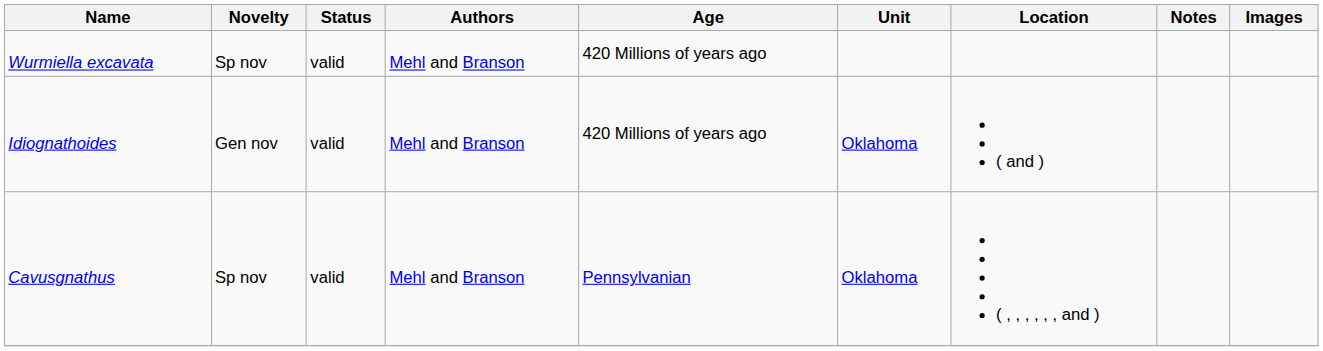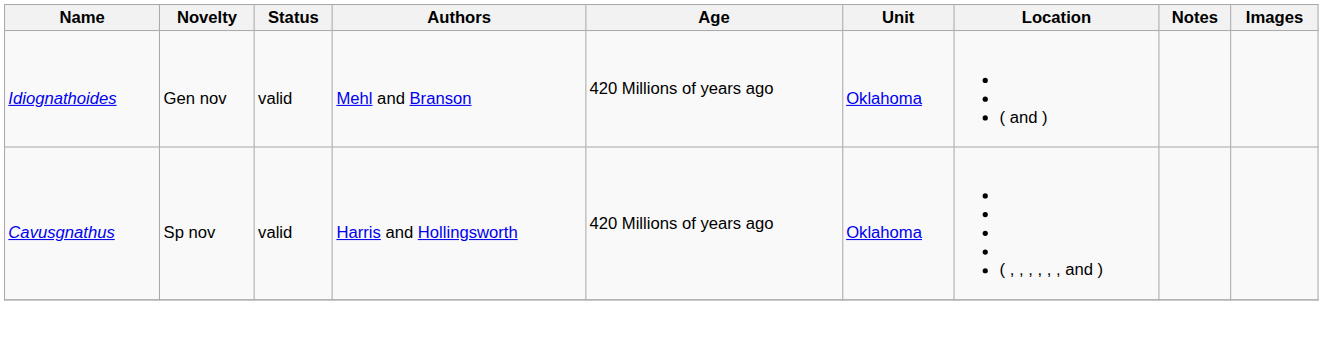- row: (81, 62)
(457, 277) Mehl and Branson -> (427, 232) Harris and Hollingsworth
(637, 277) Pennsylvanian -> (681, 223) 420 Millions of years ago
